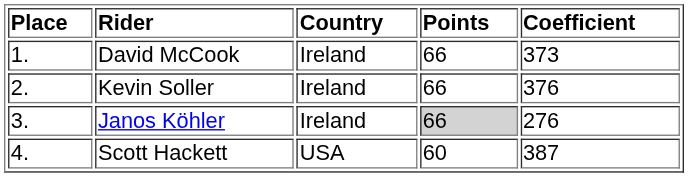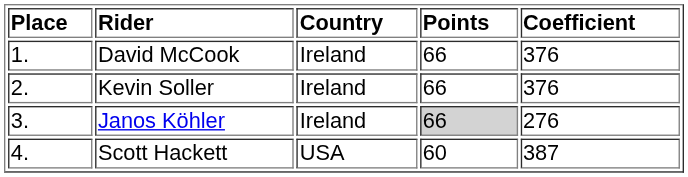(541, 55) 373 -> (541, 55) 376
